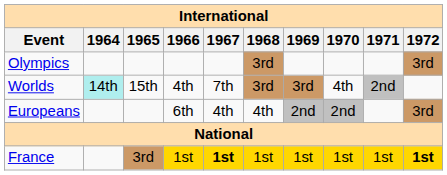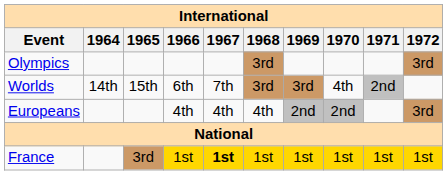(103, 87) paleturquoise background -> (103, 87) no background
(183, 87) 4th -> (183, 87) 6th
(183, 110) 6th -> (183, 110) 4th
(423, 157) bold -> (423, 157) normal
